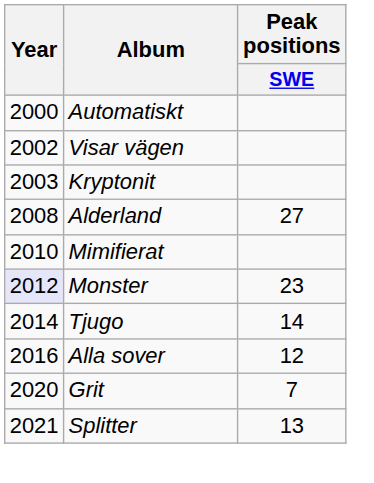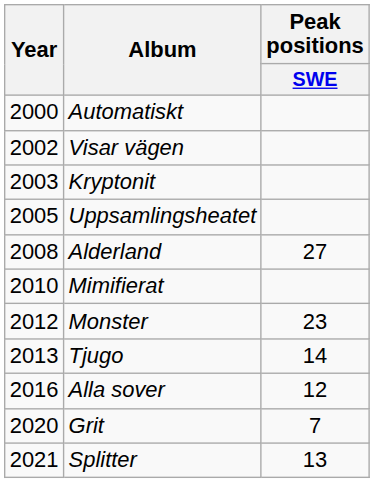+ row: (162, 216)
(34, 286) lavender background -> (34, 321) no background
(34, 321) 2014 -> (34, 355) 2013
